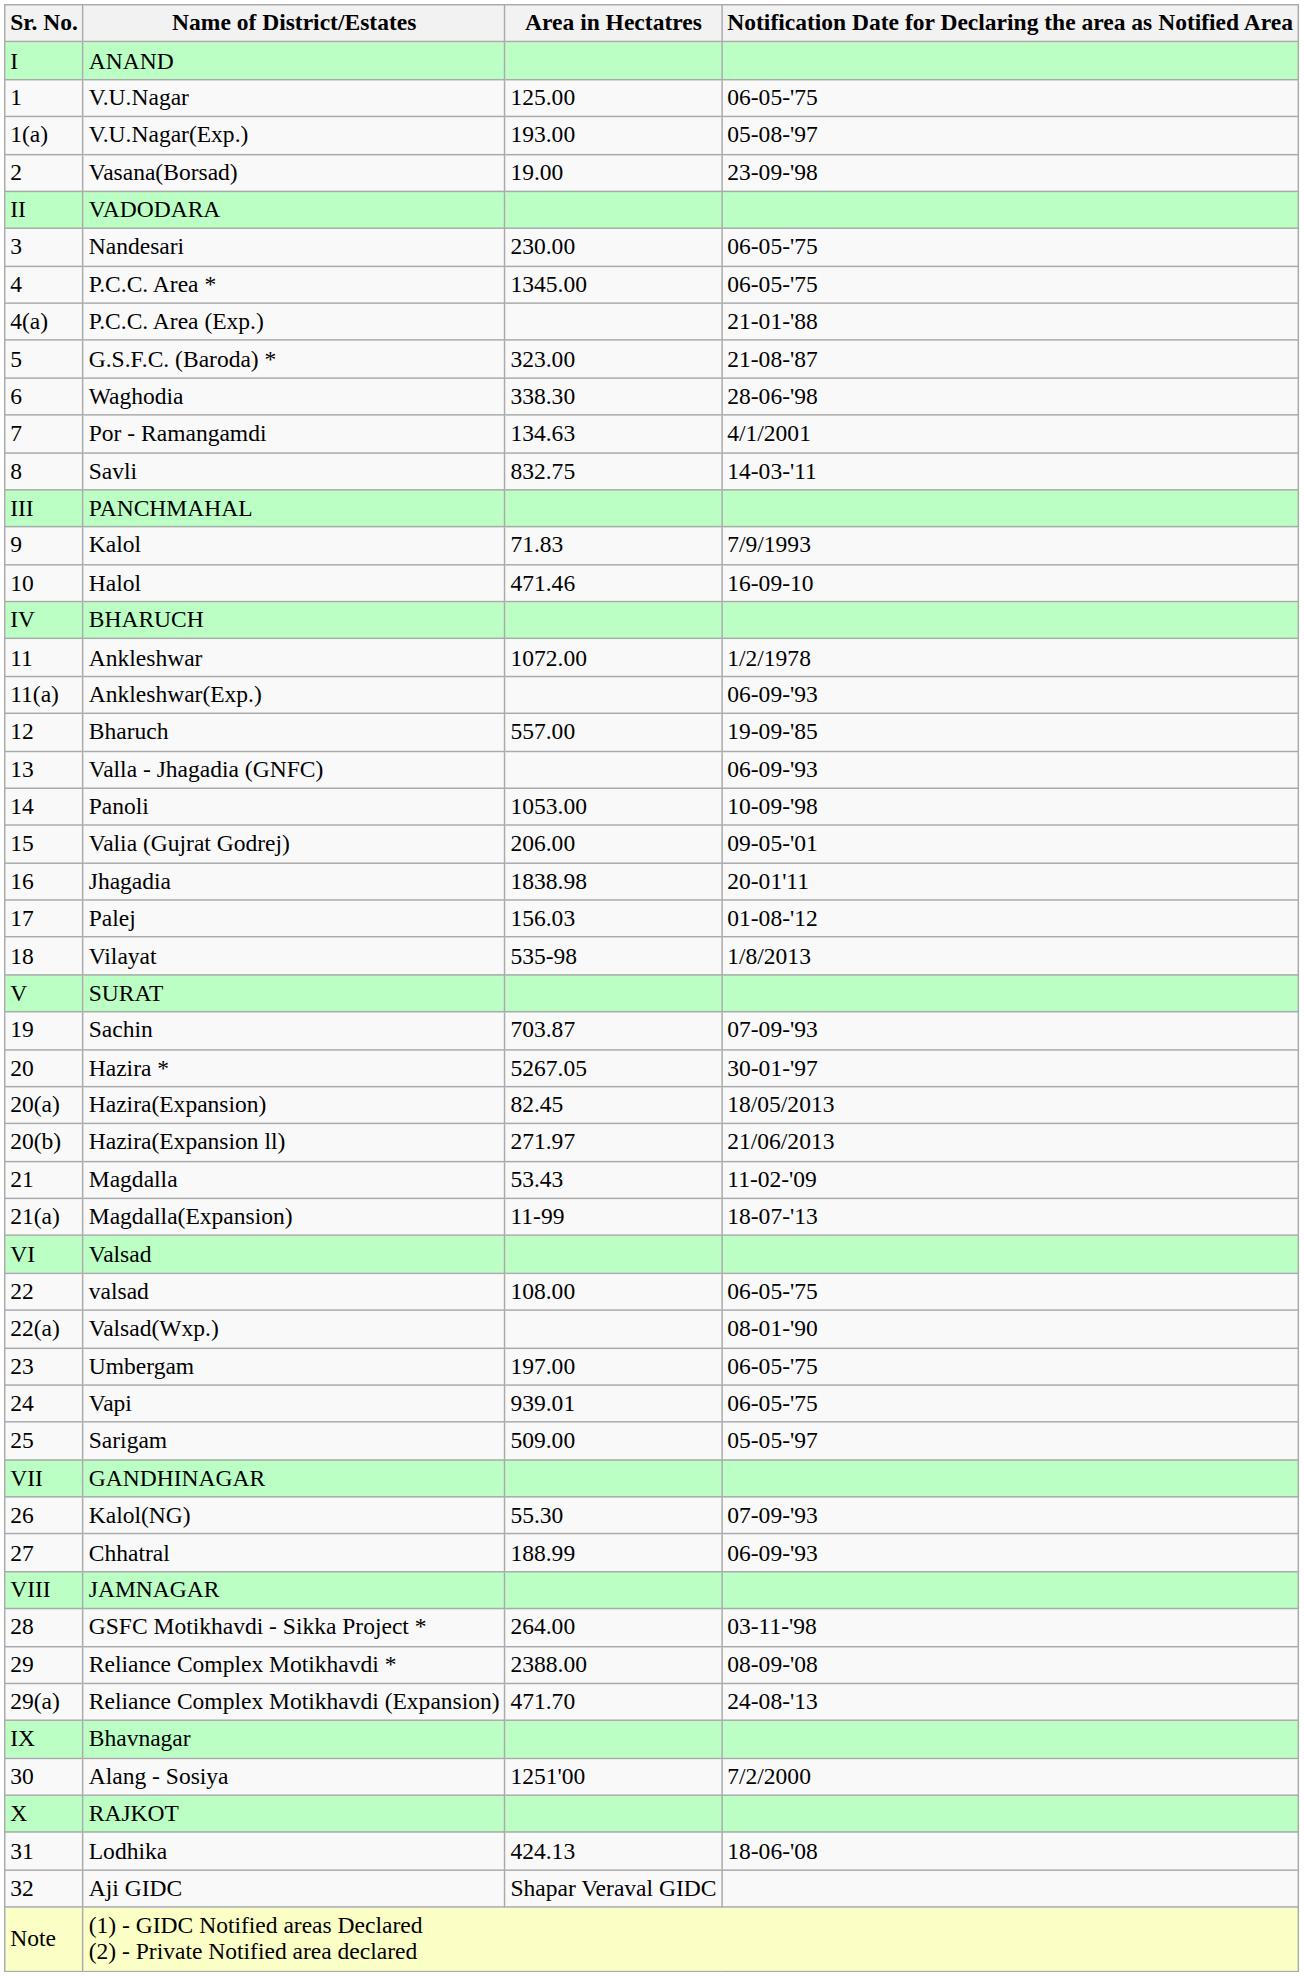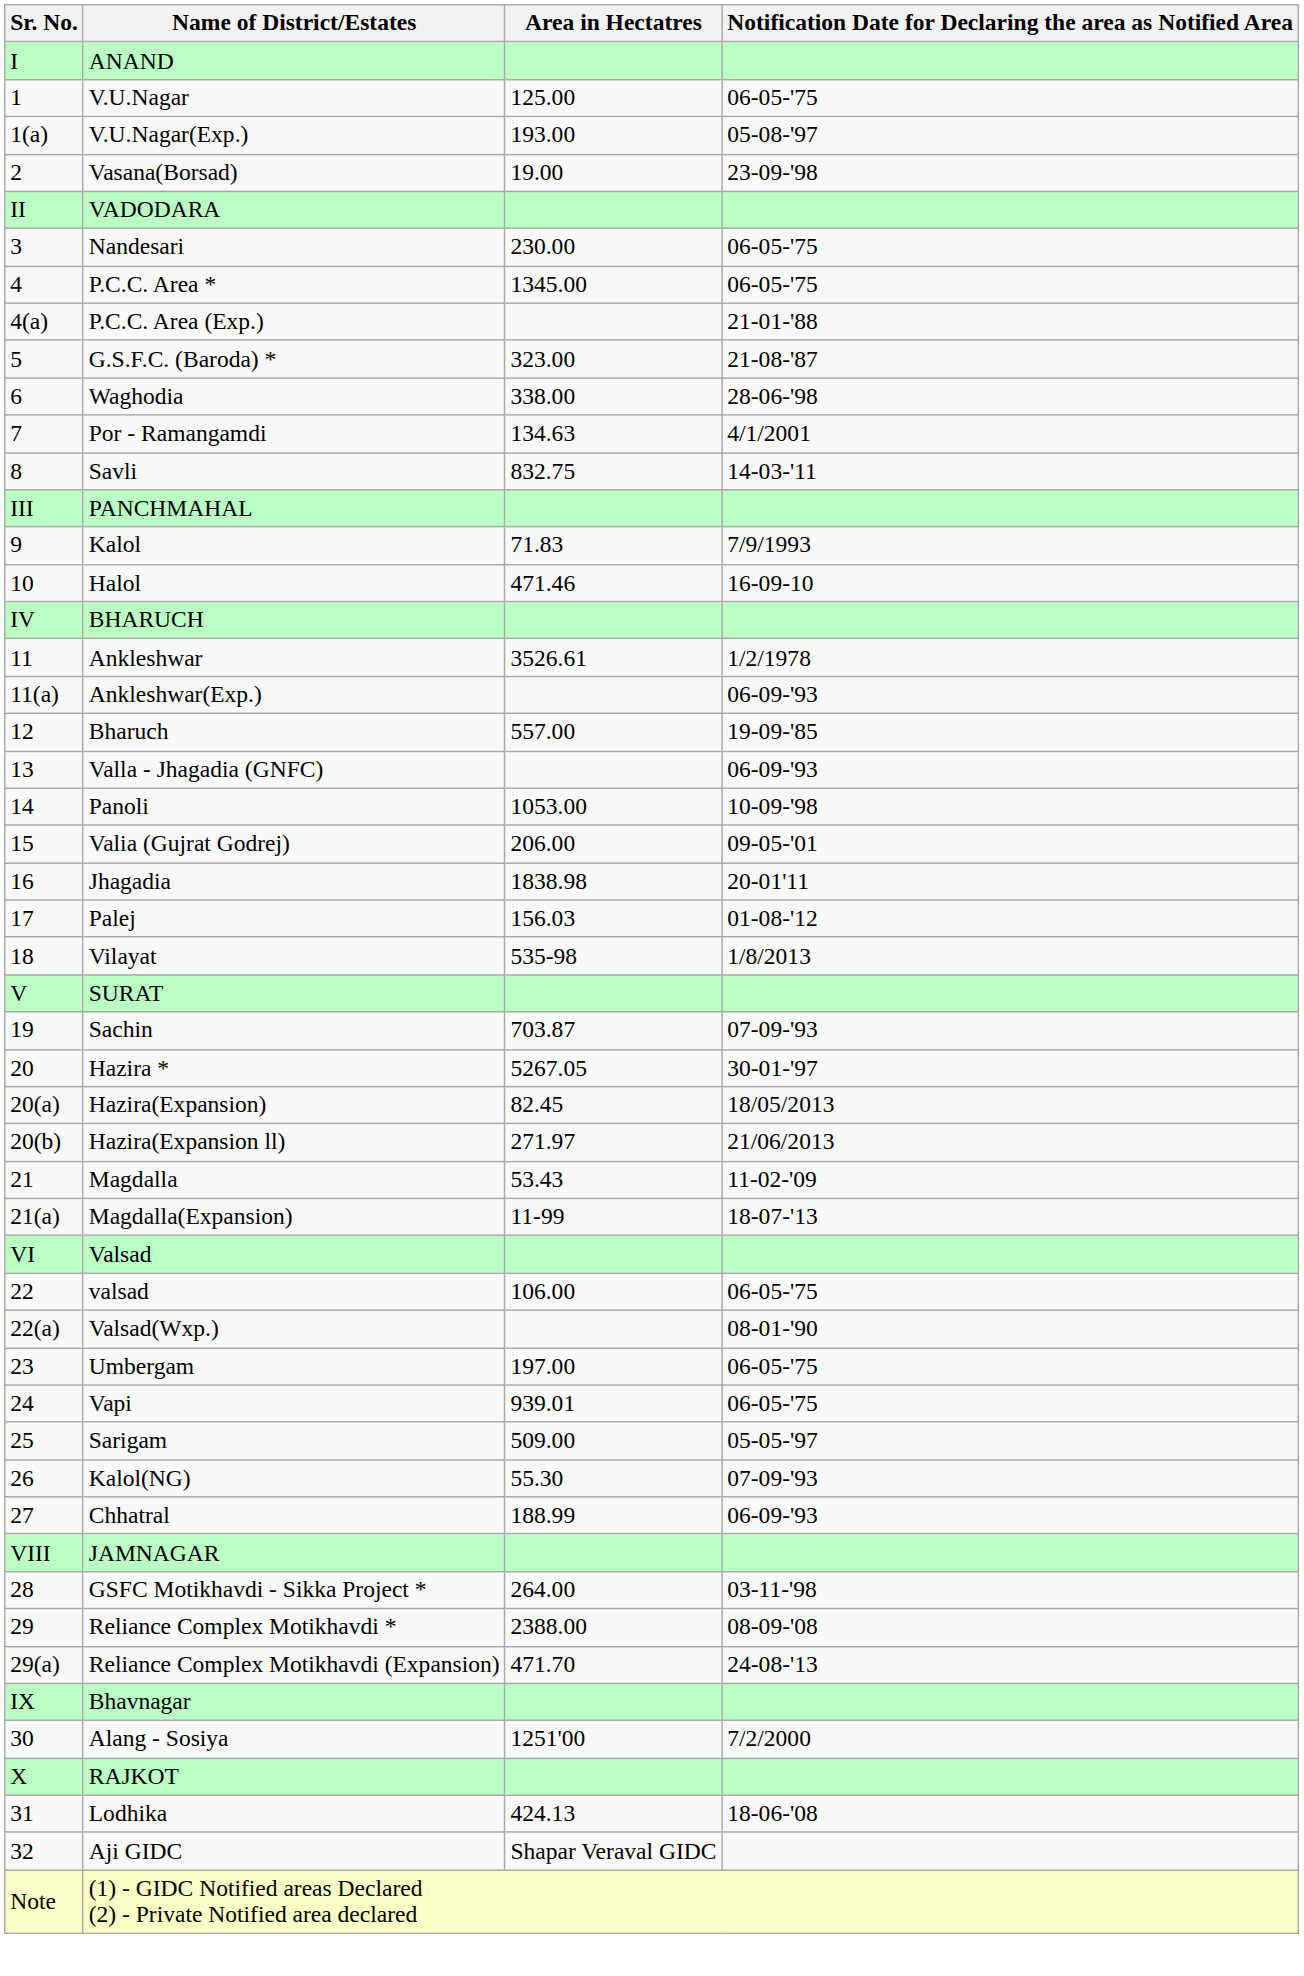(543, 396) 338.30 -> (543, 396) 338.00
(549, 657) 1072.00 -> (549, 657) 3526.61
(543, 1291) 108.00 -> (543, 1291) 106.00
- row: (177, 1477)
